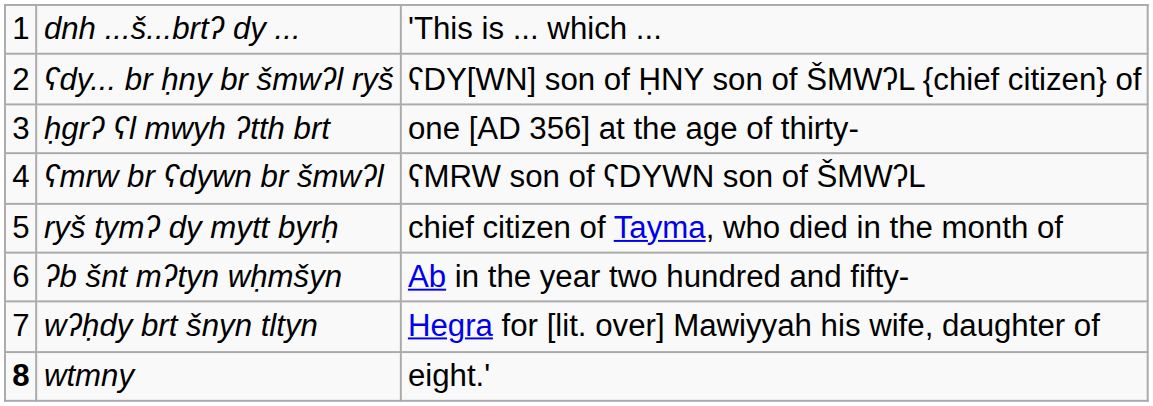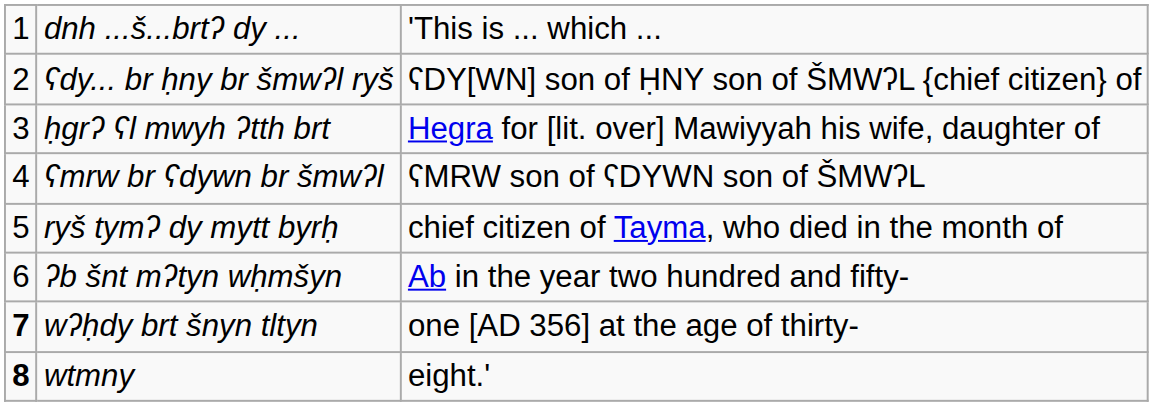(633, 128) one [AD 356] at the age of thirty- -> (754, 128) Hegra for [lit. over] Mawiyyah his wife, daughter of
(21, 326) normal -> (21, 326) bold
(754, 326) Hegra for [lit. over] Mawiyyah his wife, daughter of -> (633, 326) one [AD 356] at the age of thirty-
